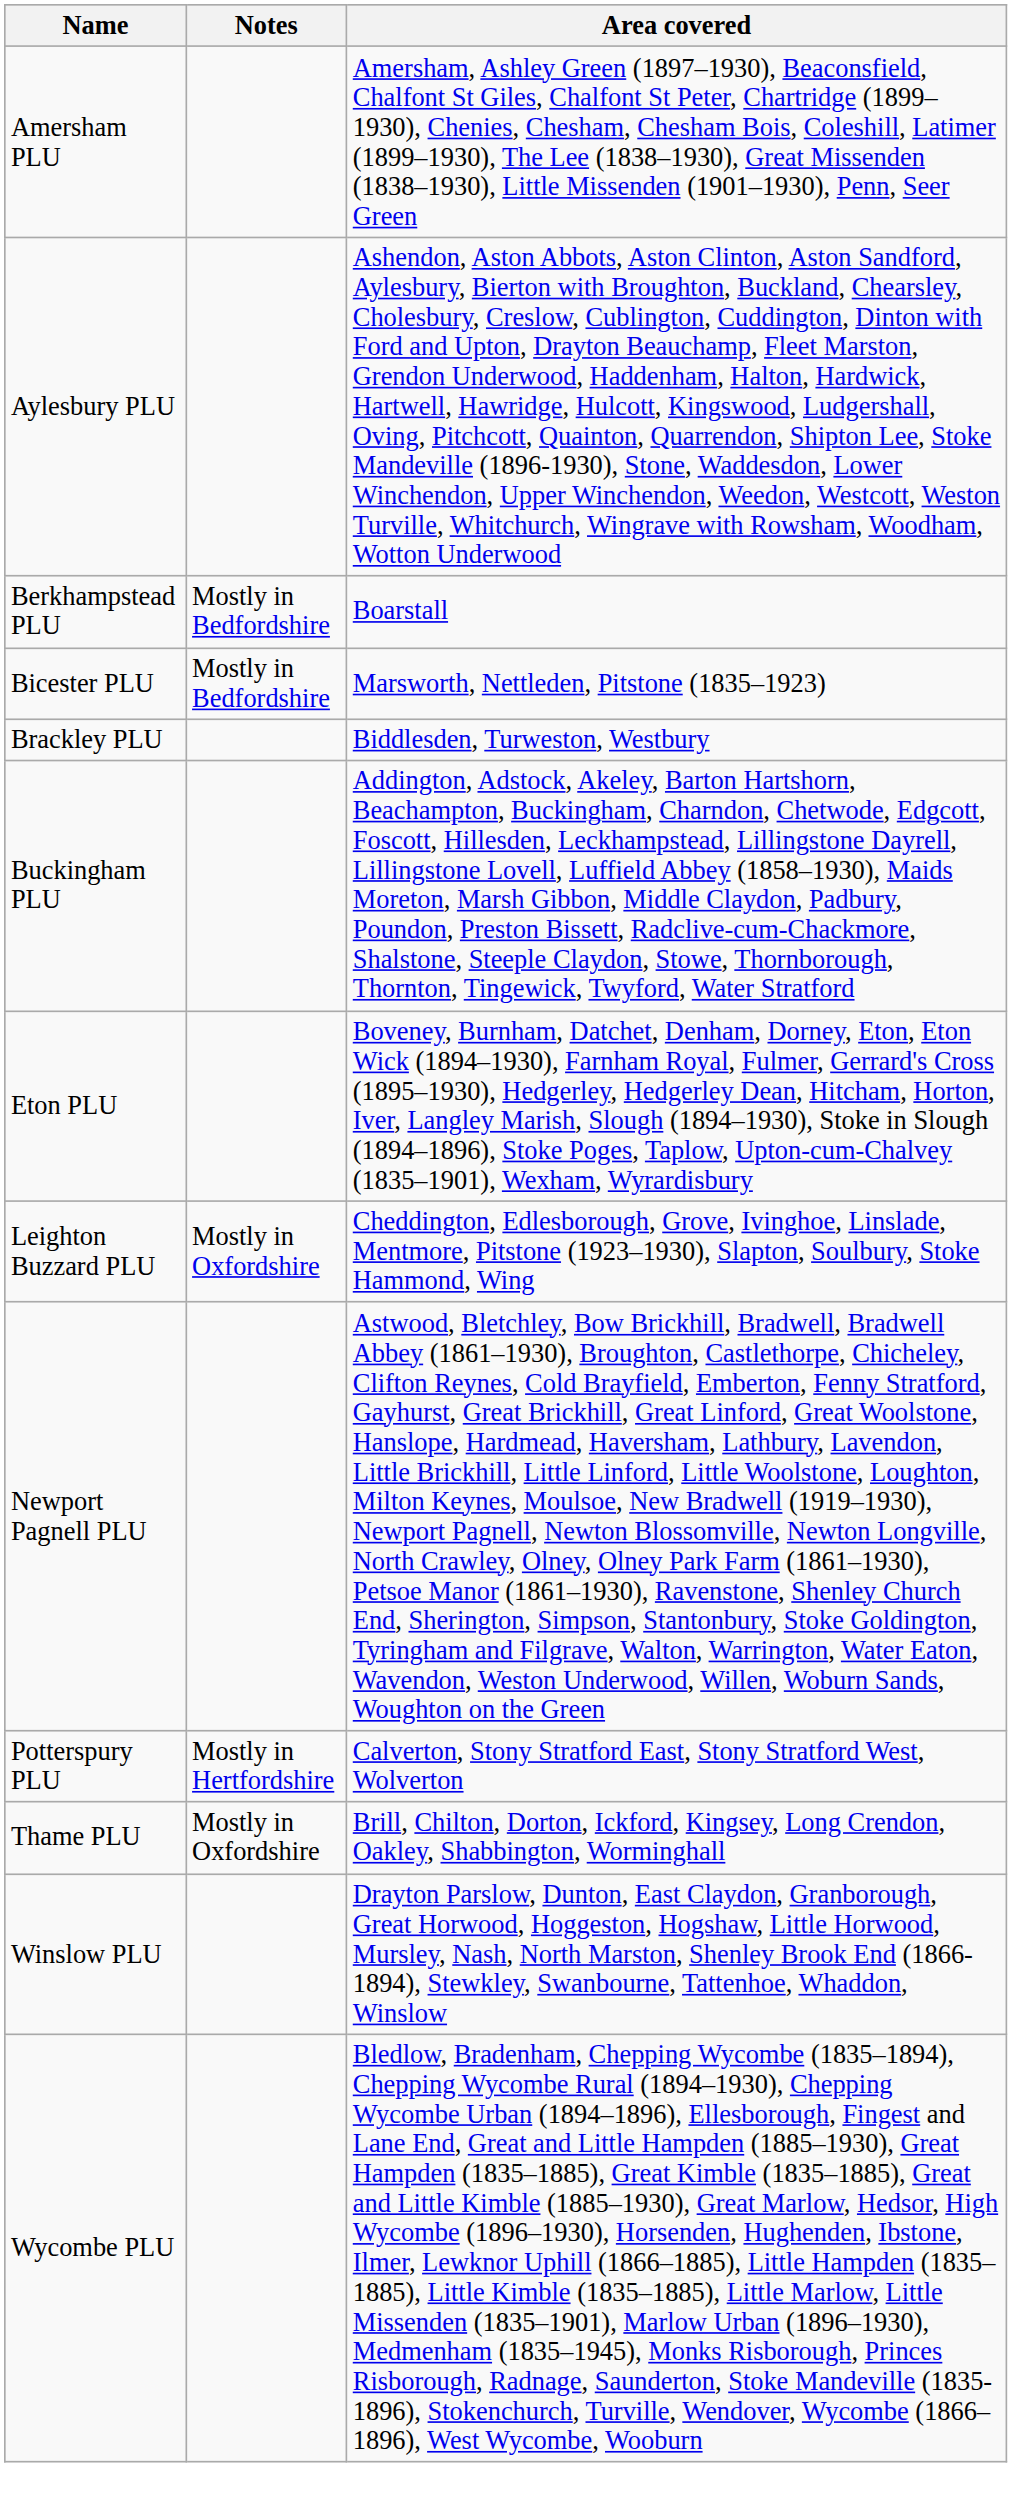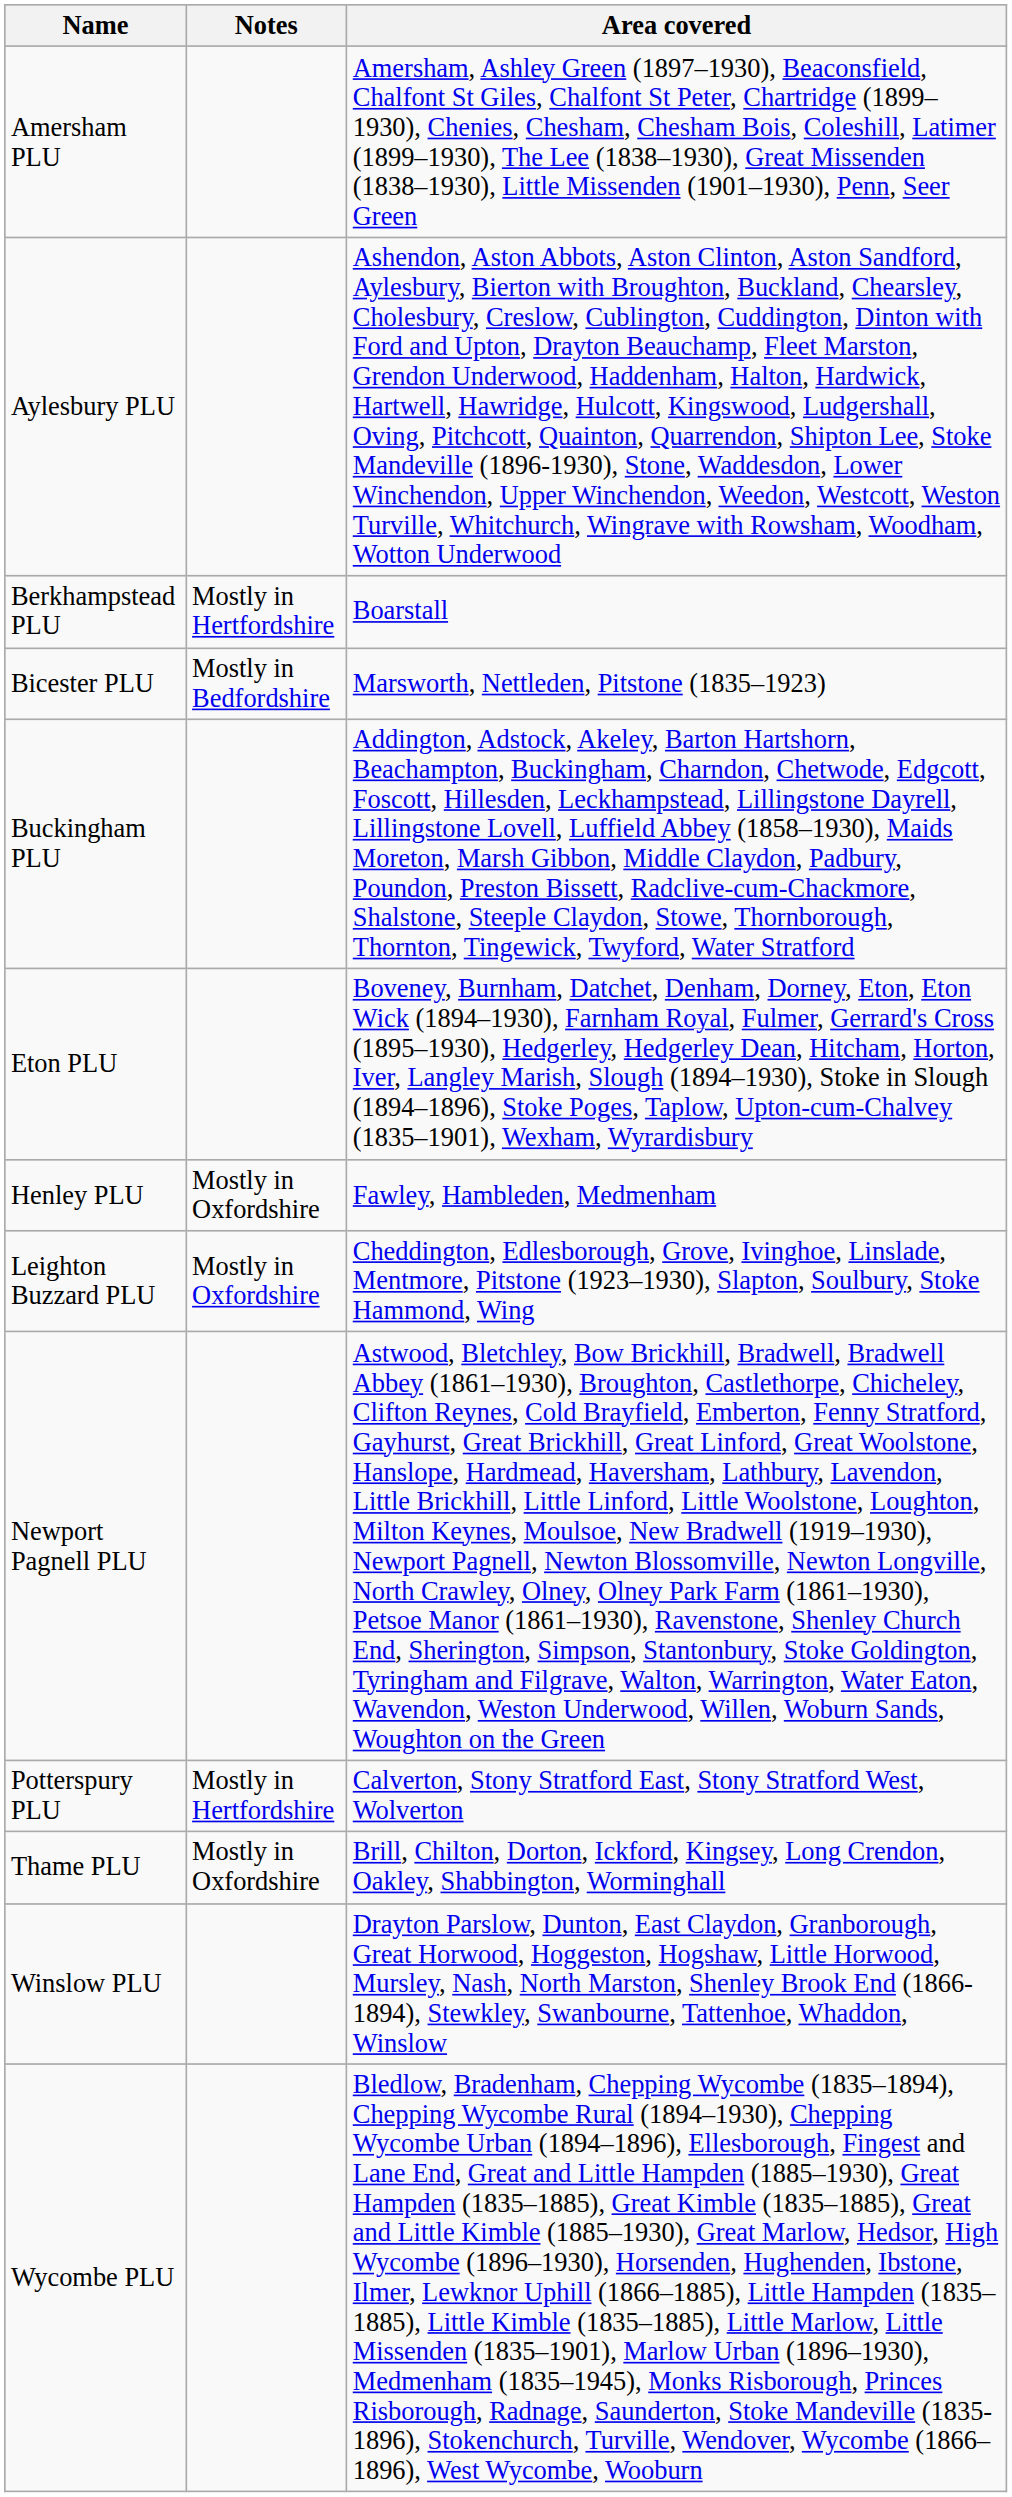(261, 611) Mostly in Bedfordshire -> (263, 611) Mostly in Hertfordshire
- row: (87, 739)
+ row: (77, 1194)
